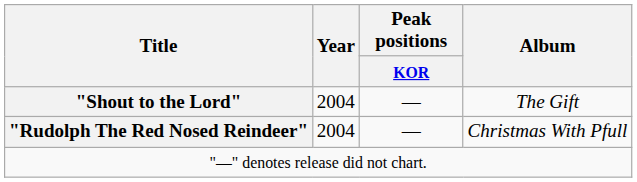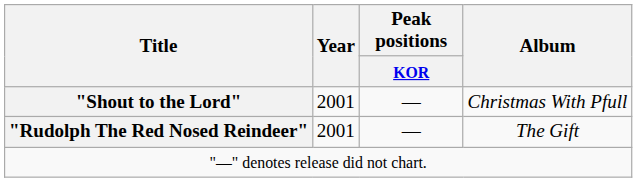(336, 101) 2004 -> (336, 101) 2001
(547, 101) The Gift -> (547, 101) Christmas With Pfull
(336, 131) 2004 -> (336, 131) 2001
(547, 131) Christmas With Pfull -> (547, 131) The Gift
